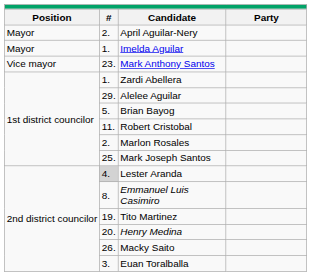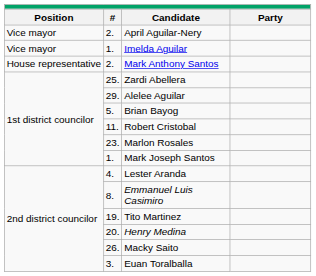(20, 33) Mayor -> (31, 33) Vice mayor
(20, 49) Mayor -> (31, 49) Vice mayor
(31, 64) Vice mayor -> (54, 64) House representative
(109, 64) 23. -> (110, 64) 2.
(106, 80) 1. -> (113, 80) 25.
(106, 143) 2. -> (113, 143) 23.
(109, 159) 25. -> (110, 159) 1.
(106, 174) lightgrey background -> (110, 174) no background
